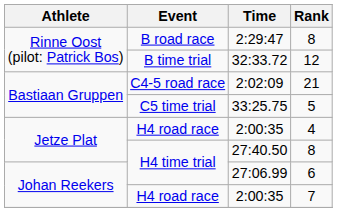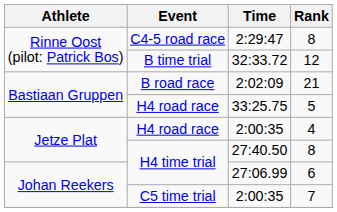(178, 39) B road race -> (178, 39) C4-5 road race
(178, 84) C4-5 road race -> (178, 84) B road race
(178, 106) C5 time trial -> (178, 106) H4 road race
(178, 196) H4 road race -> (178, 196) C5 time trial
